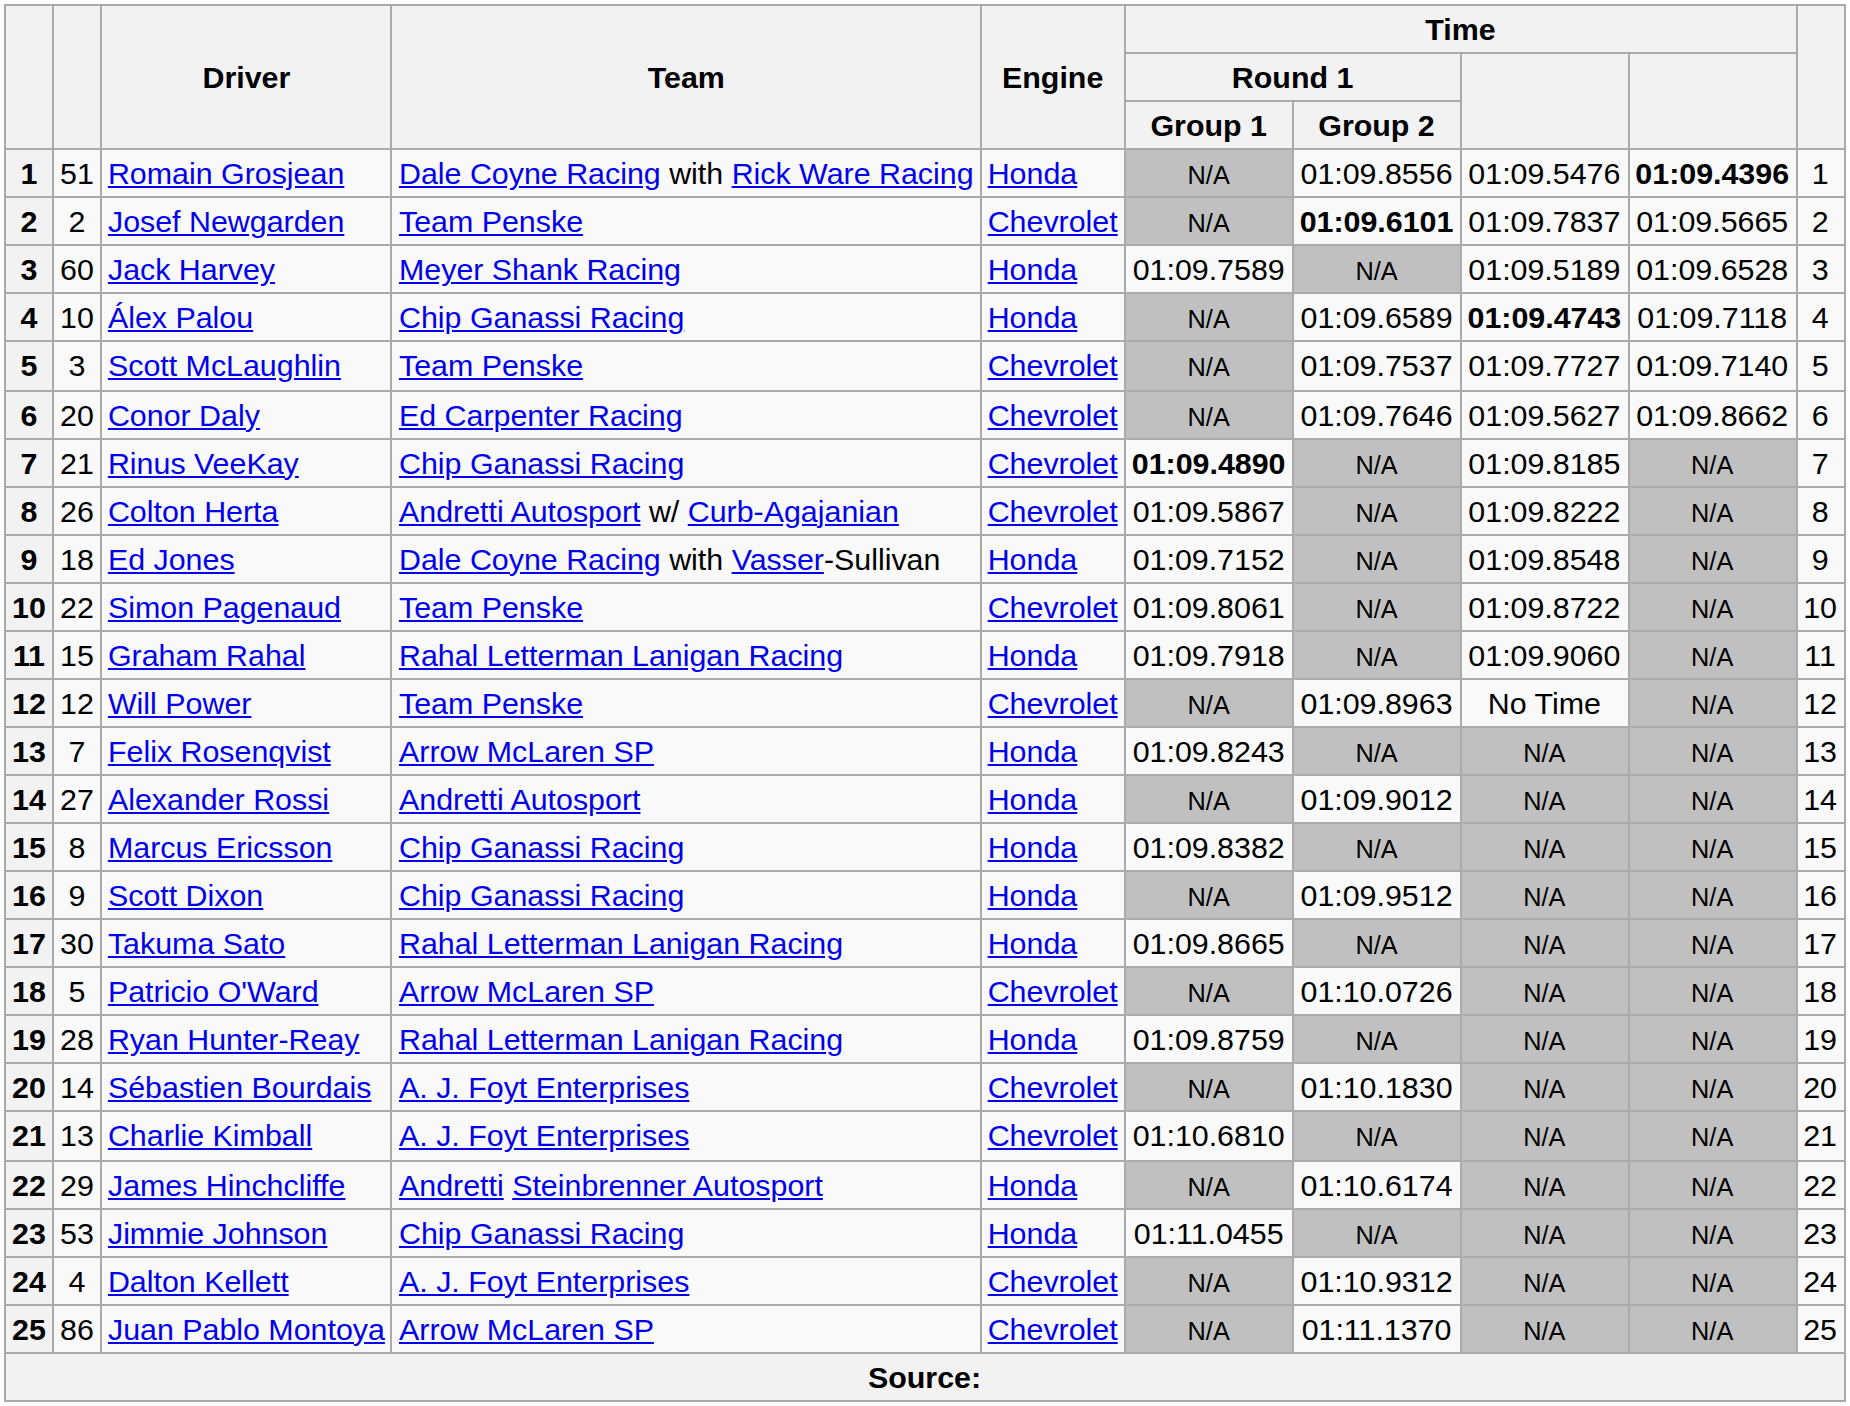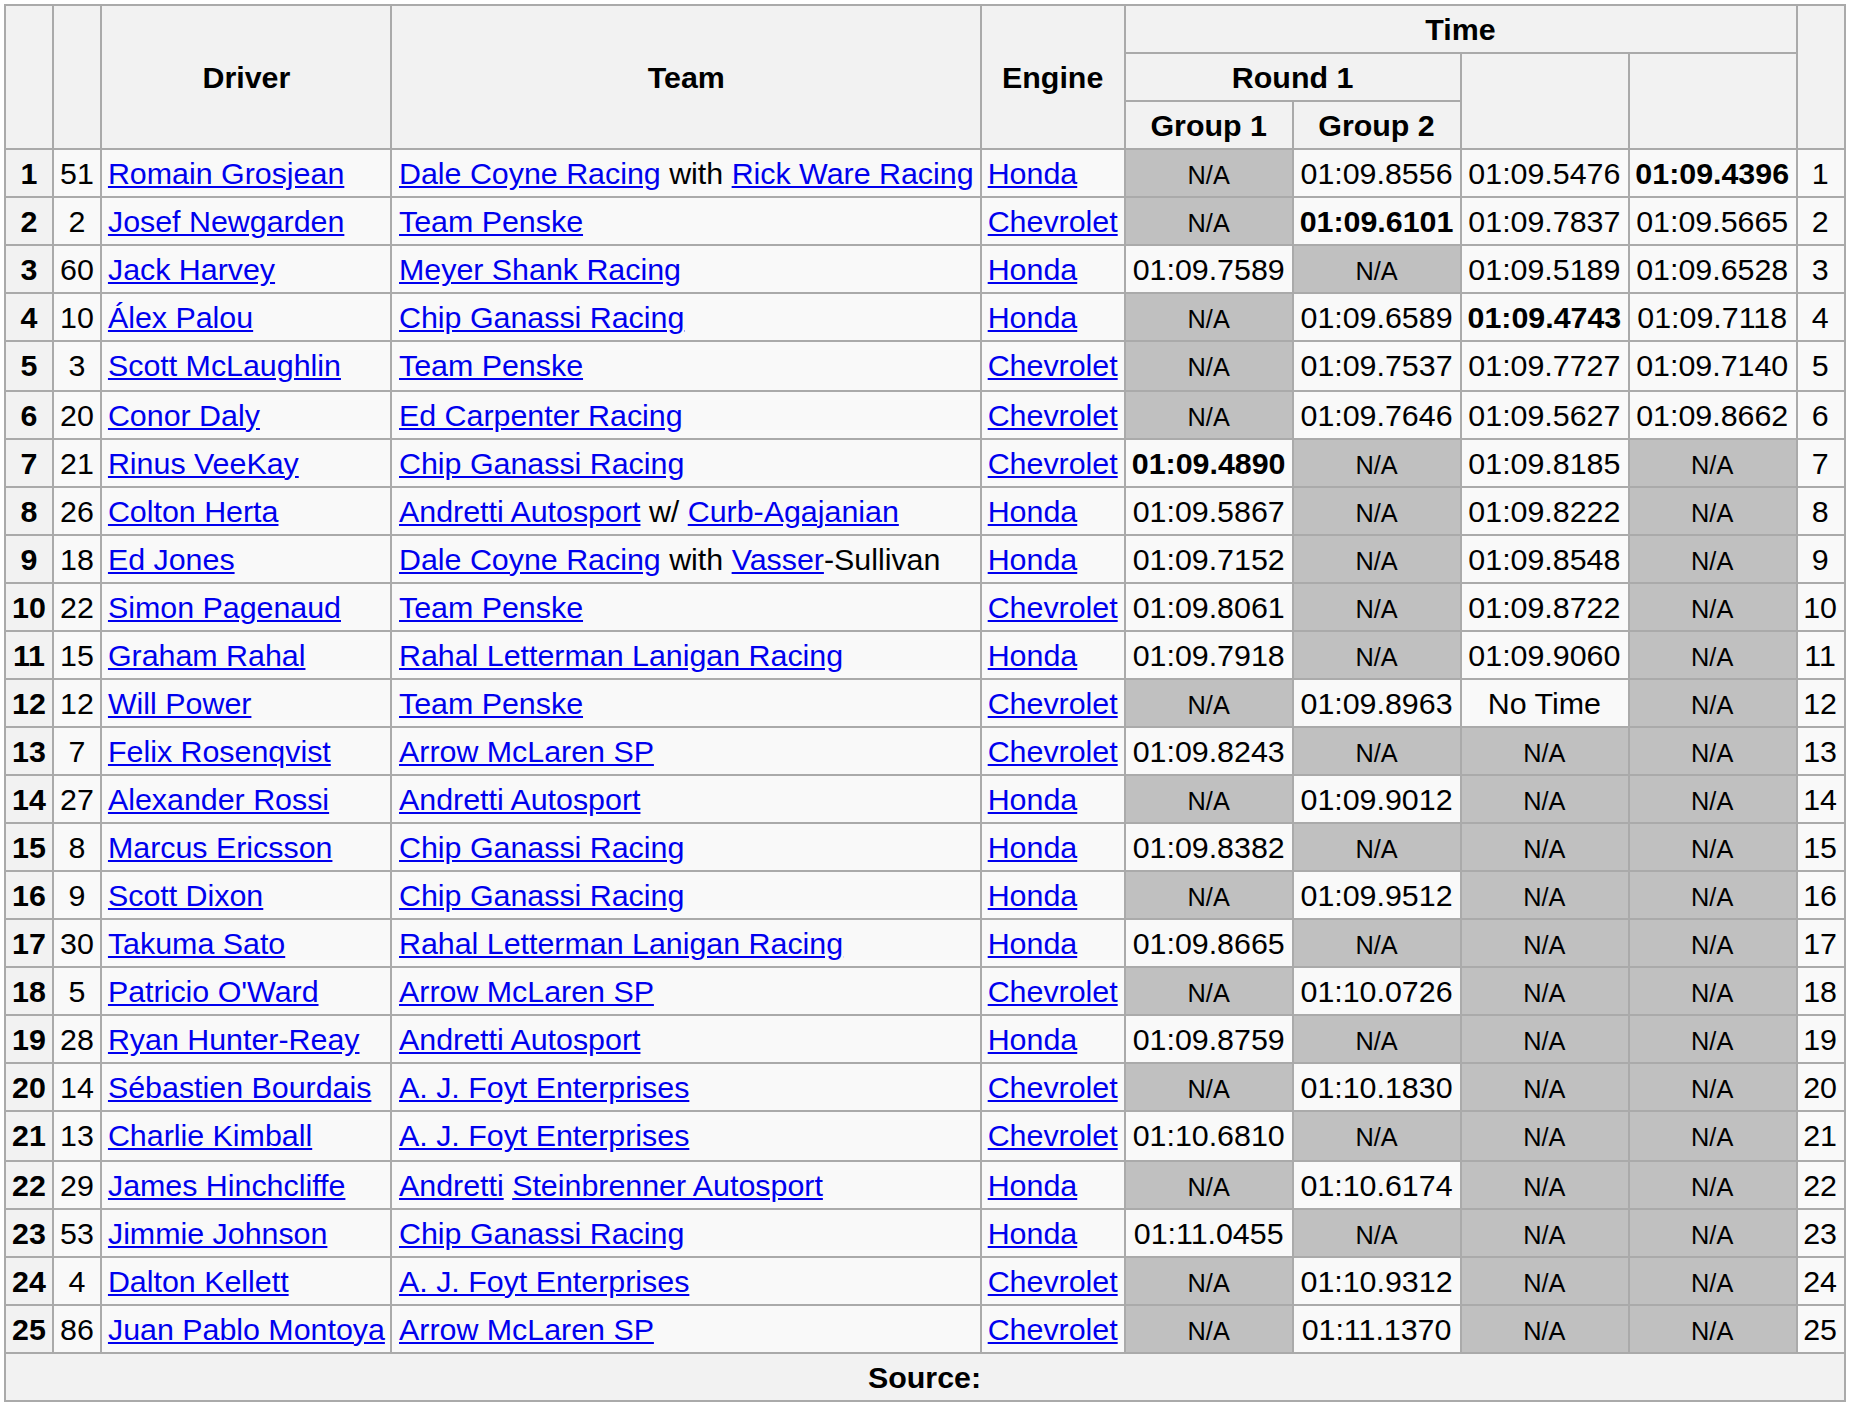(1053, 510) Chevrolet -> (1032, 510) Honda
(1032, 751) Honda -> (1053, 751) Chevrolet
(621, 1040) Rahal Letterman Lanigan Racing -> (520, 1040) Andretti Autosport
